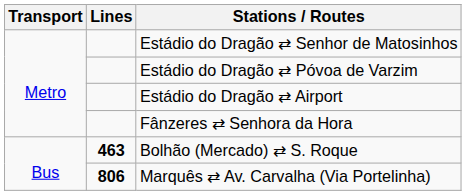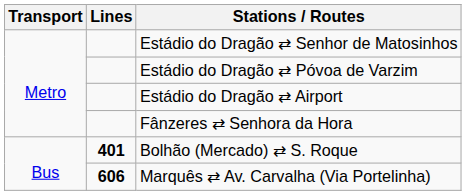(111, 150) 463 -> (111, 150) 401
(111, 176) 806 -> (111, 176) 606
